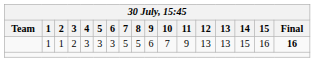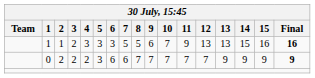+ row: (48, 60)
